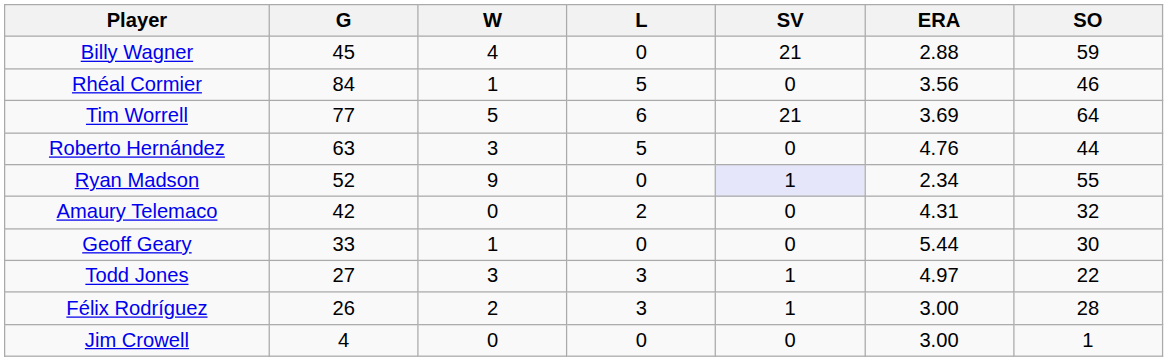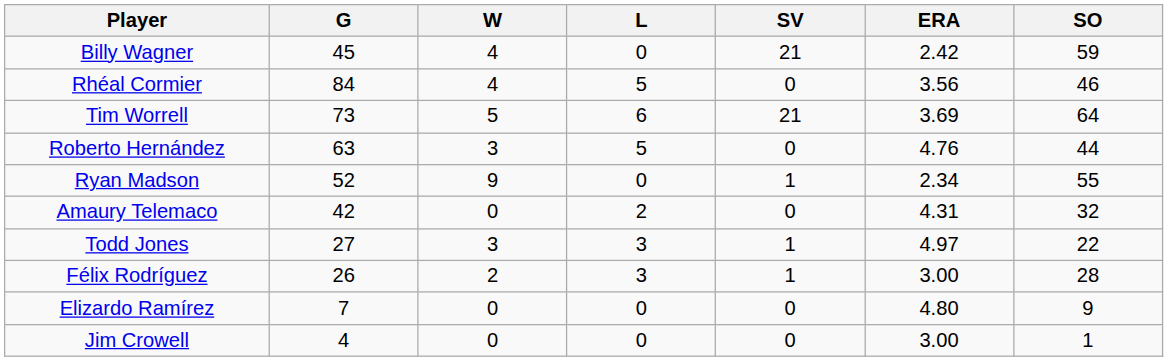(939, 52) 2.88 -> (939, 52) 2.42
(493, 84) 1 -> (493, 84) 4
(344, 116) 77 -> (344, 116) 73
(790, 180) lavender background -> (790, 180) no background
- row: (137, 244)
+ row: (137, 308)
